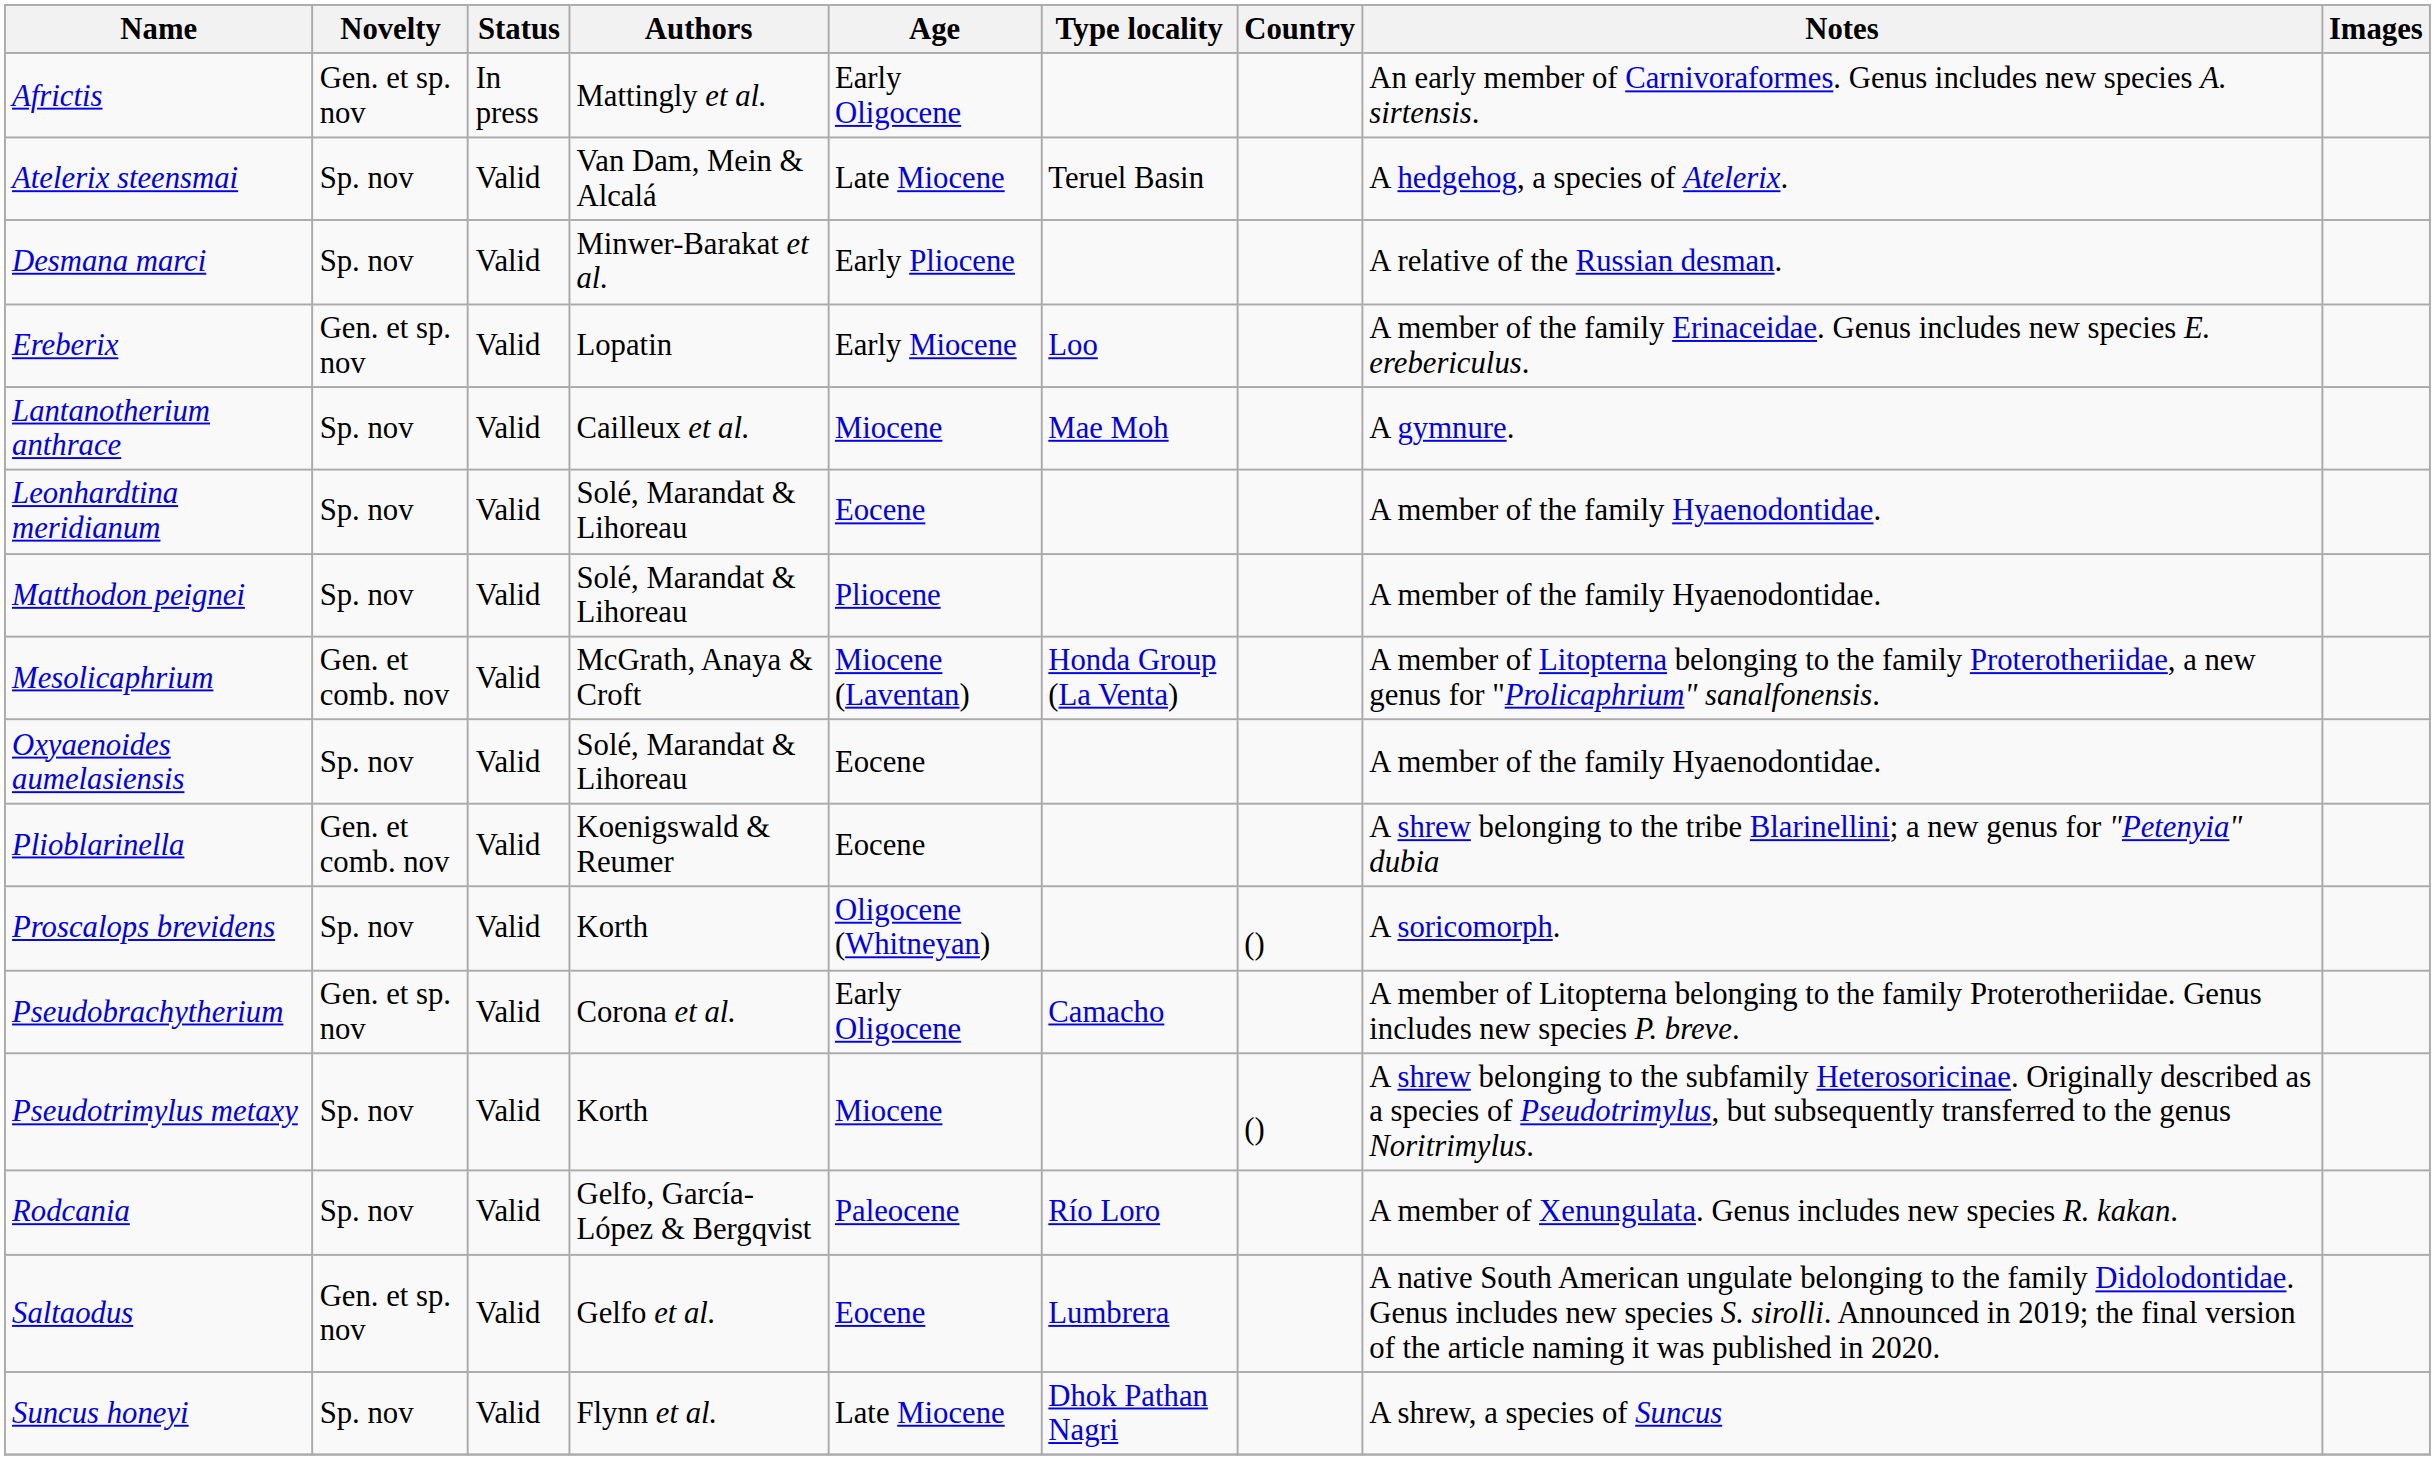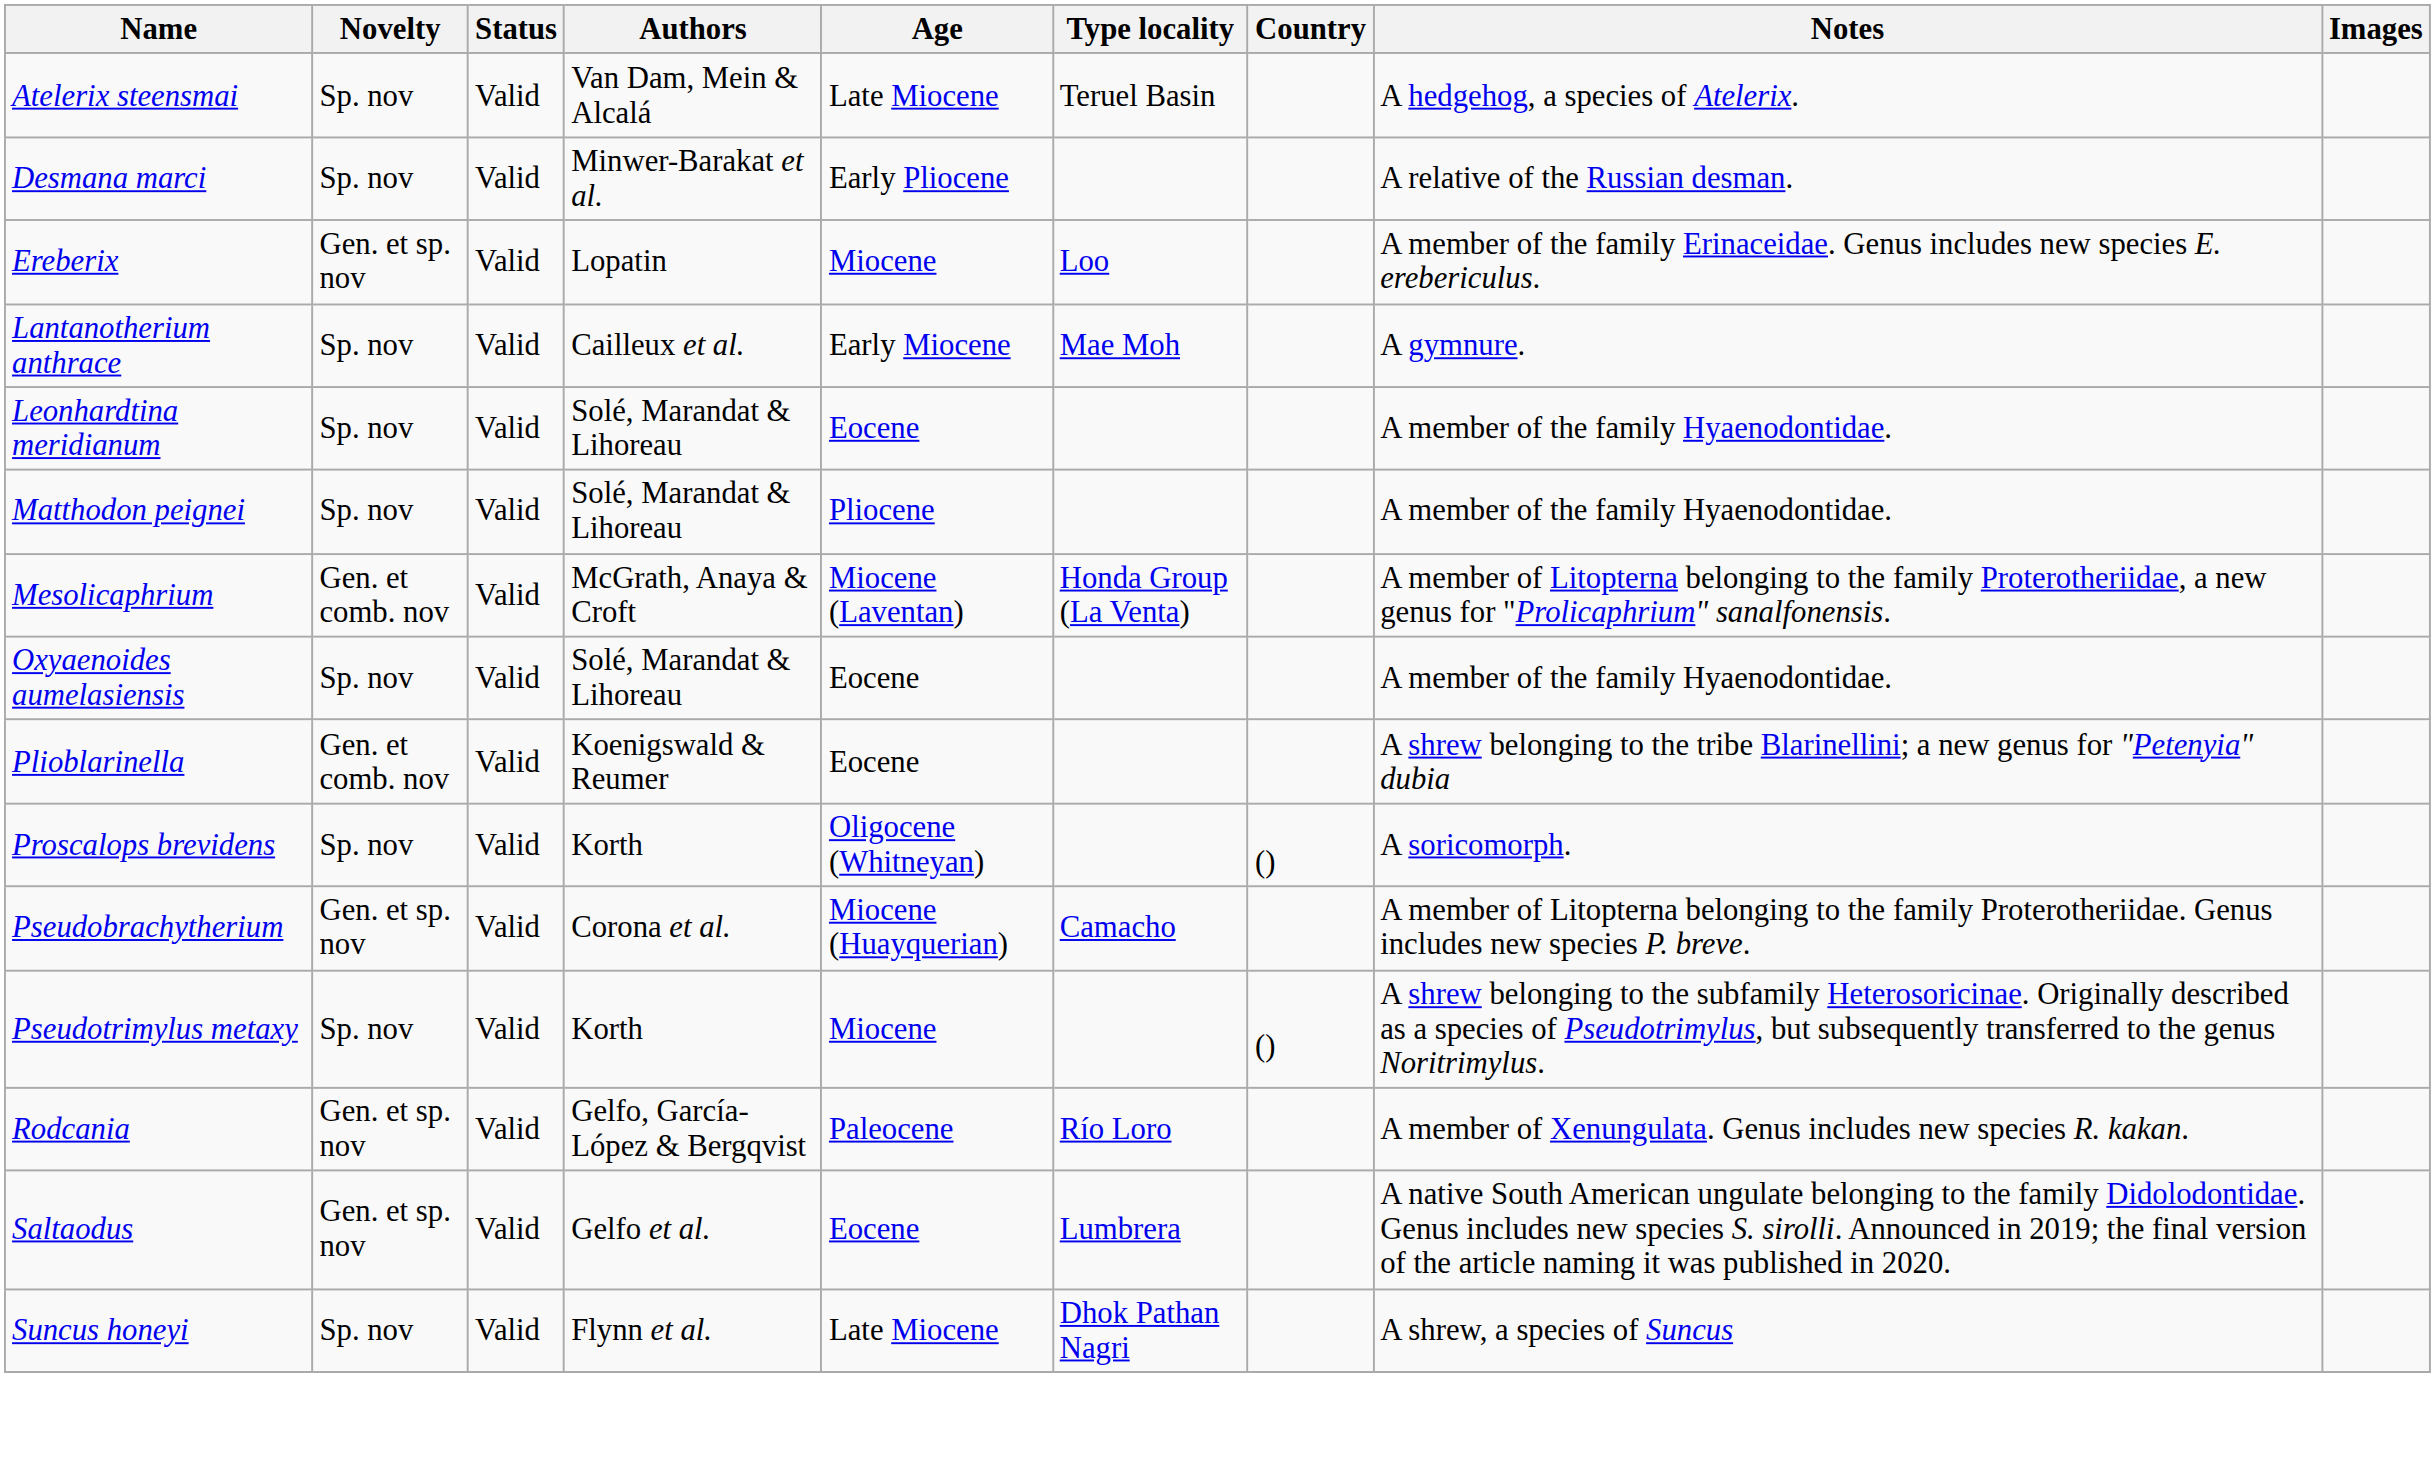- row: (57, 94)
(926, 344) Early Miocene -> (883, 261) Miocene
(889, 427) Miocene -> (920, 344) Early Miocene
(898, 1010) Early Oligocene -> (919, 927) Miocene (Huayquerian)
(367, 1212) Sp. nov -> (385, 1128) Gen. et sp. nov
